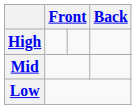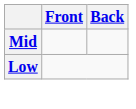- row: (25, 41)
